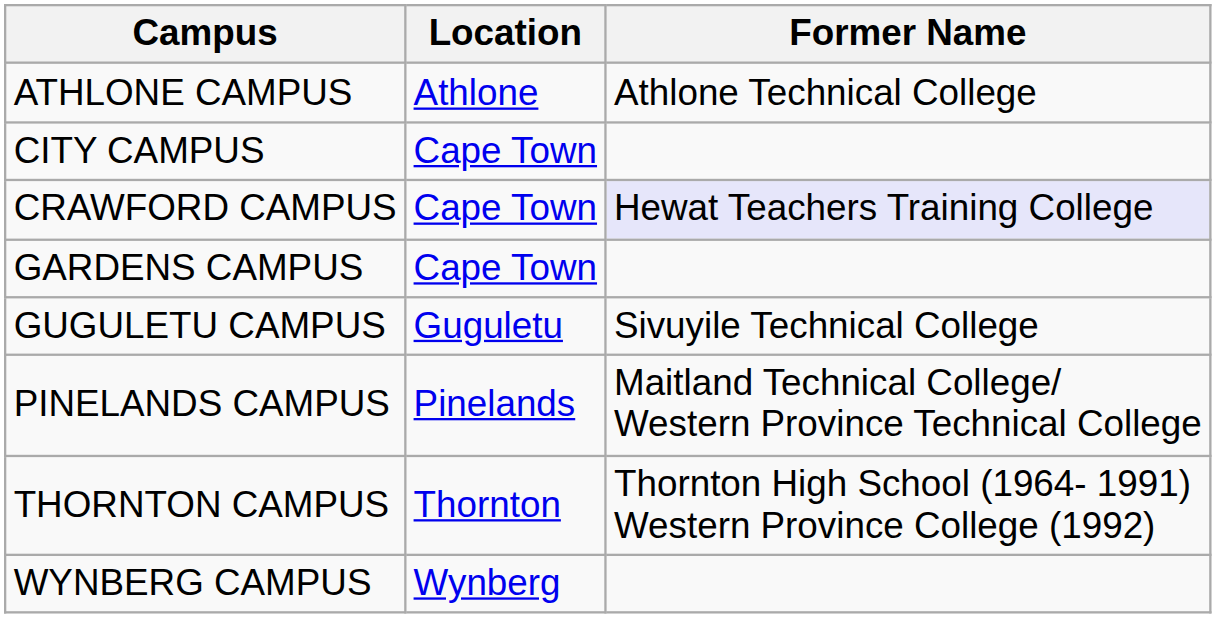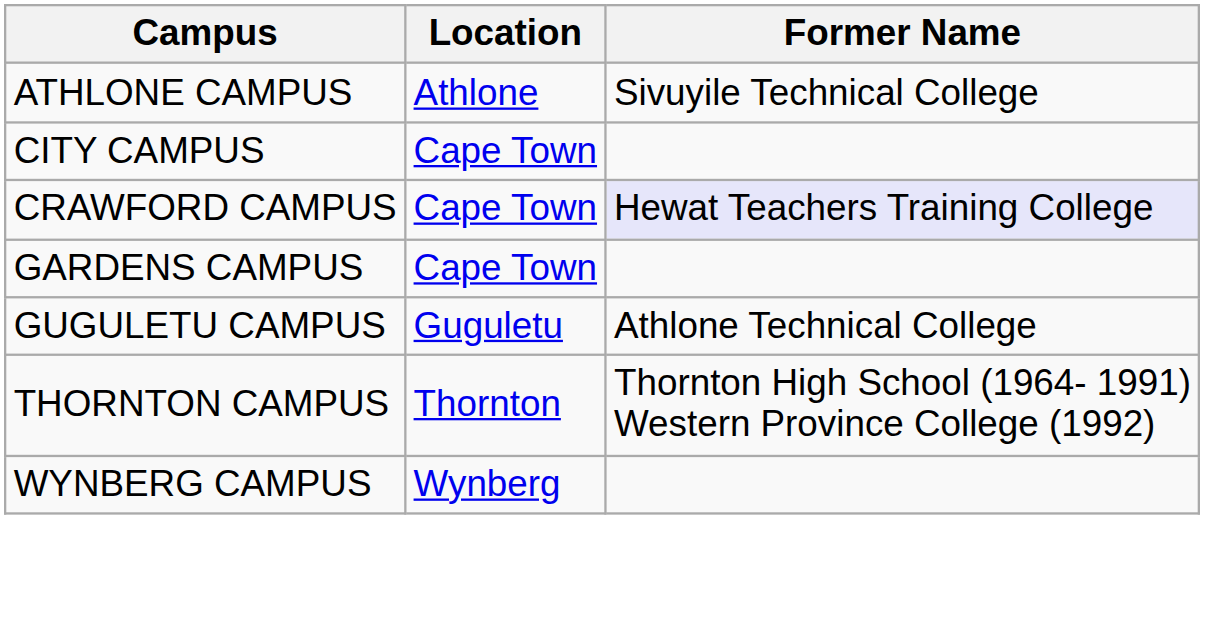(825, 92) Athlone Technical College -> (826, 92) Sivuyile Technical College
(826, 325) Sivuyile Technical College -> (825, 325) Athlone Technical College
- row: (202, 404)
